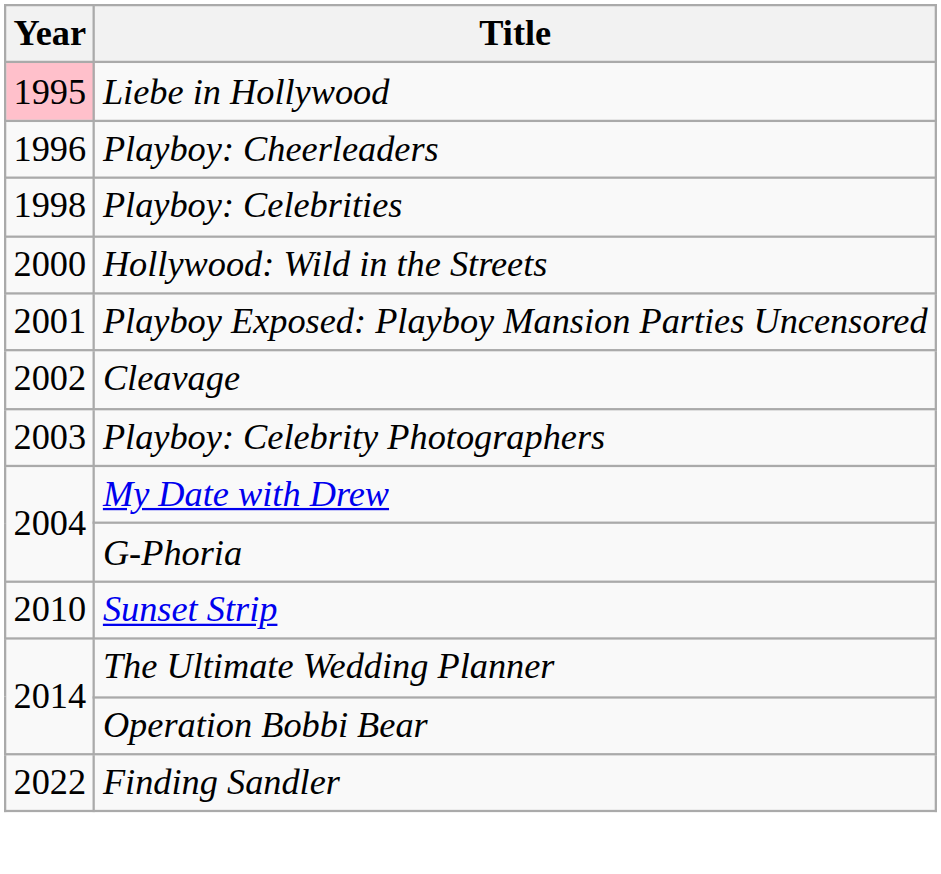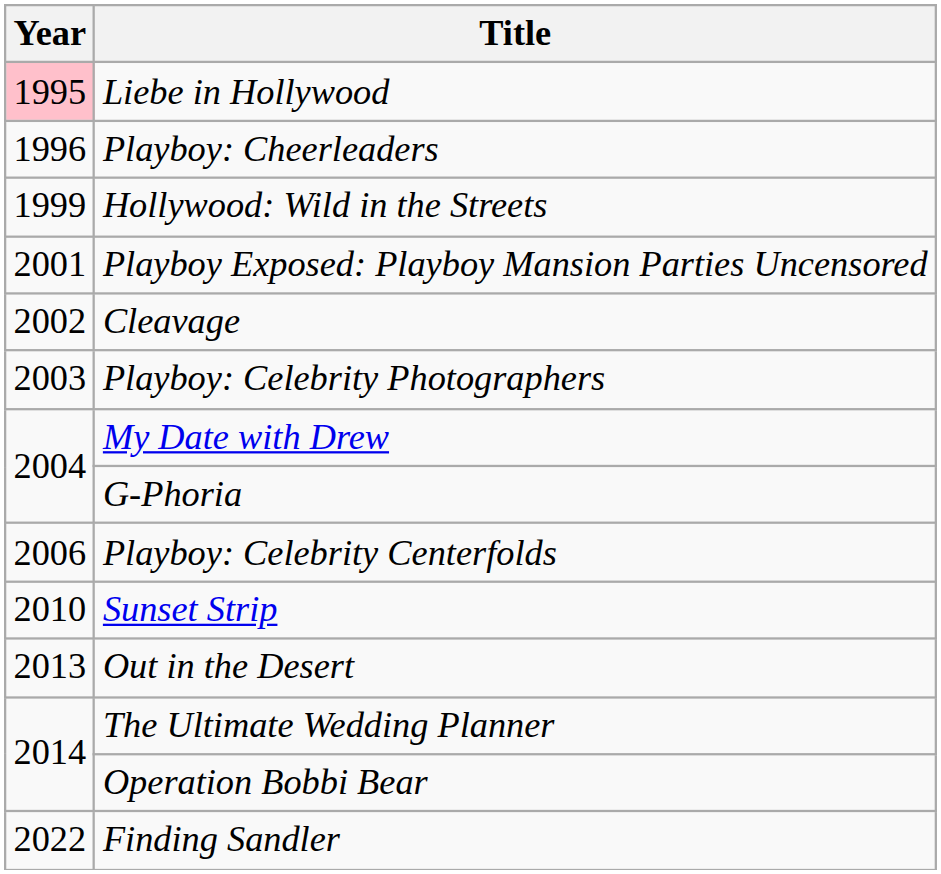- row: (253, 206)
(50, 263) 2000 -> (50, 206) 1999
+ row: (330, 551)
+ row: (228, 666)
